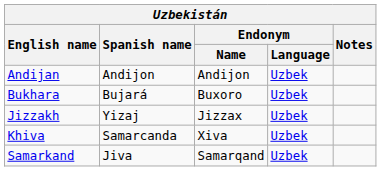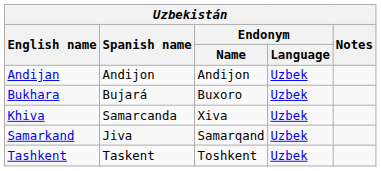- row: (33, 115)
+ row: (37, 155)
